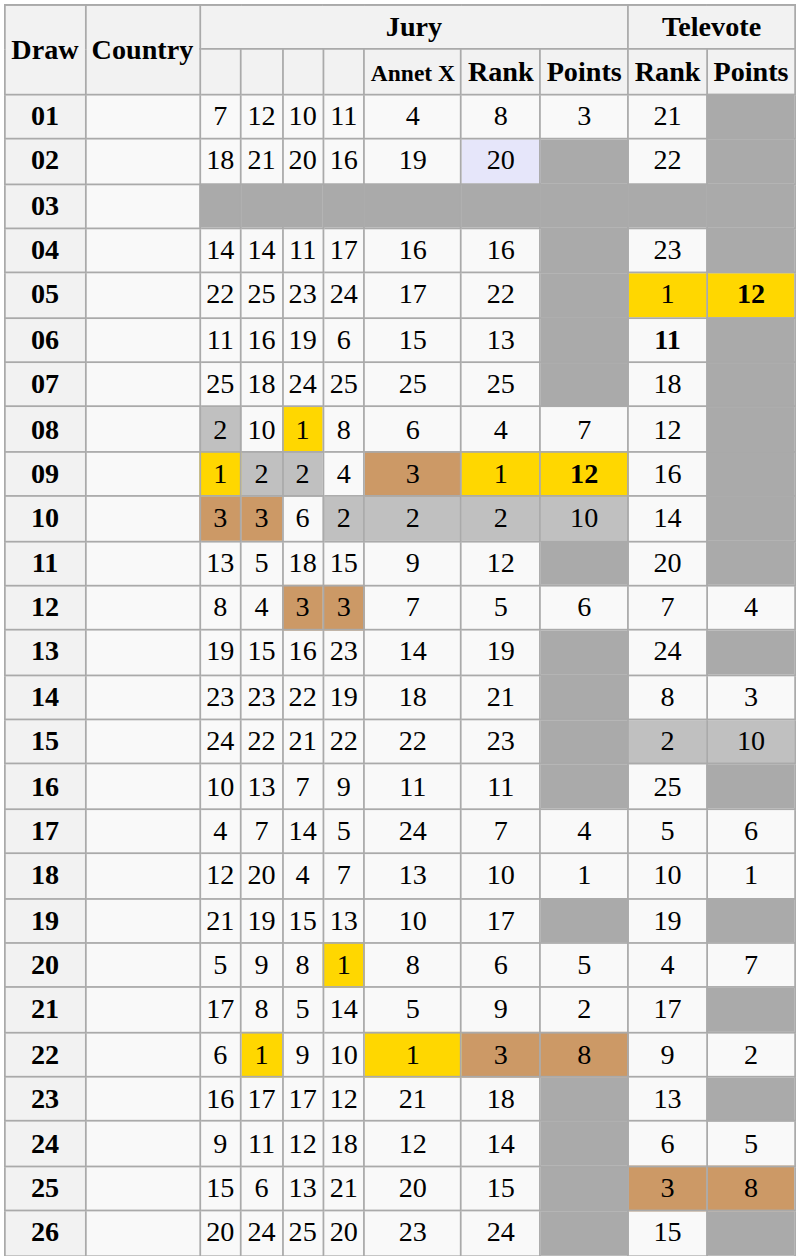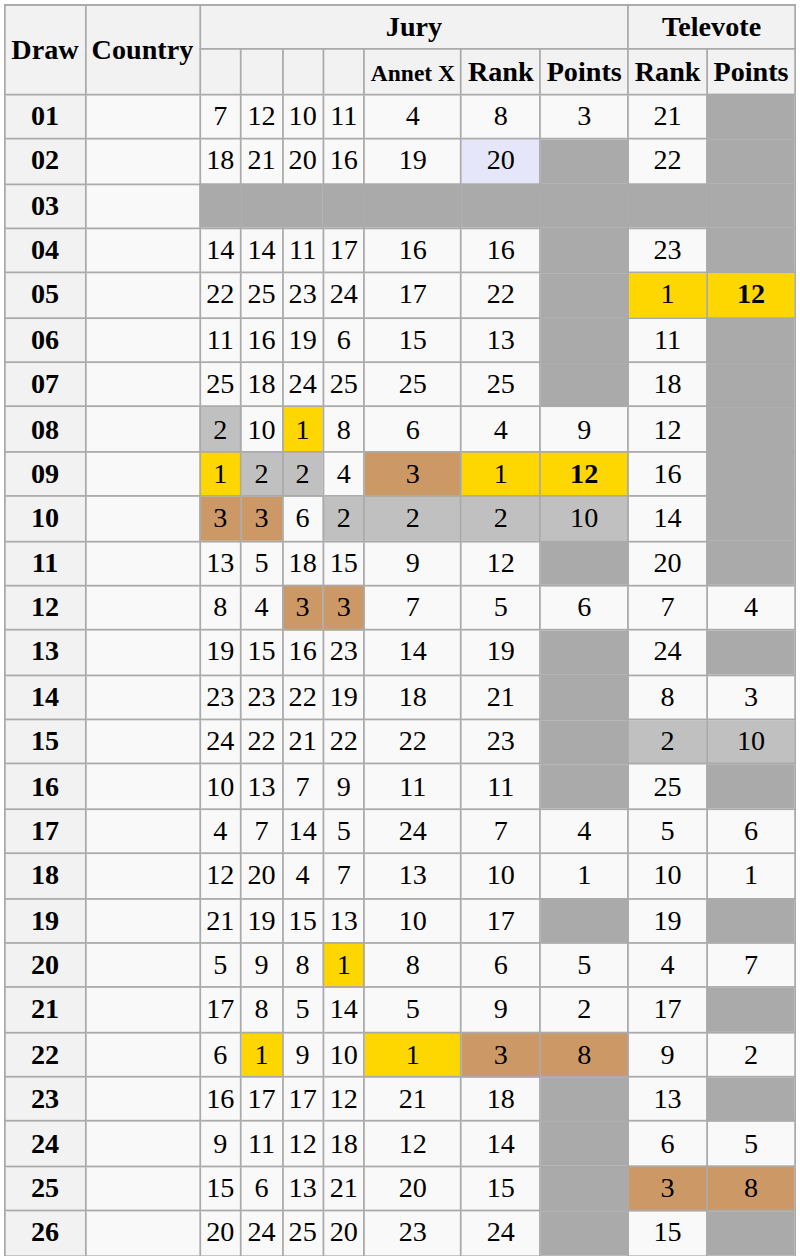(668, 339) bold -> (668, 339) normal
(584, 428) 7 -> (584, 428) 9
